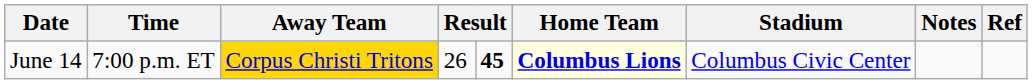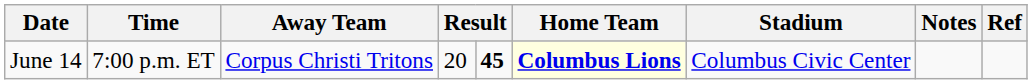(329, 59) gold background -> (329, 59) no background
(455, 59) 26 -> (455, 59) 20
